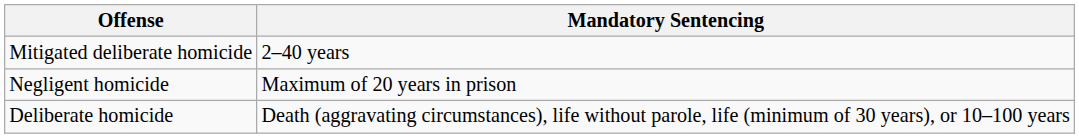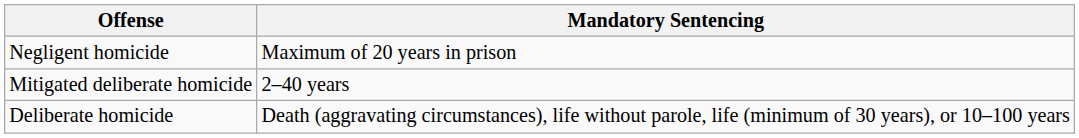rows swapped: (89, 84) <-> (131, 52)
